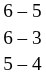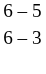- row: (22, 63)
